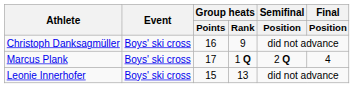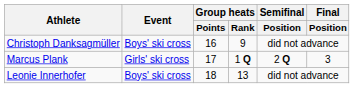(158, 60) Boys' ski cross -> (157, 60) Girls' ski cross
(328, 60) 4 -> (328, 60) 3
(211, 76) 15 -> (211, 76) 18
